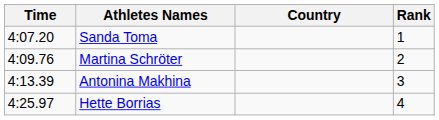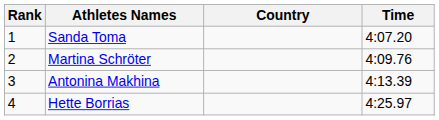columns swapped: (414, 15) <-> (40, 15)
